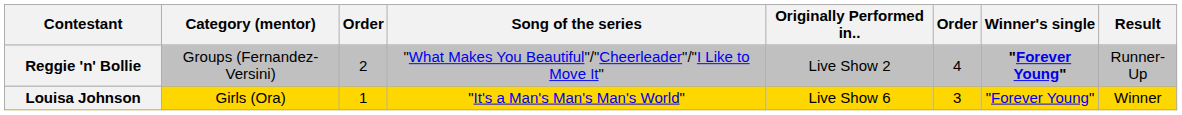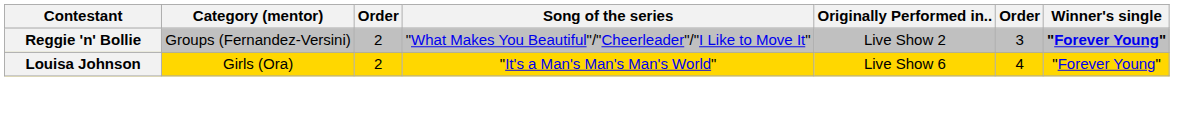- column: (1138, 24)
(957, 65) 4 -> (1020, 40) 3
(363, 97) 1 -> (378, 64) 2
(957, 97) 3 -> (1020, 64) 4
